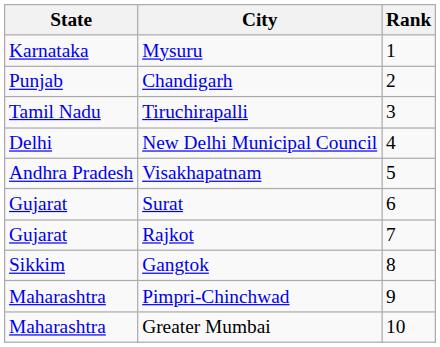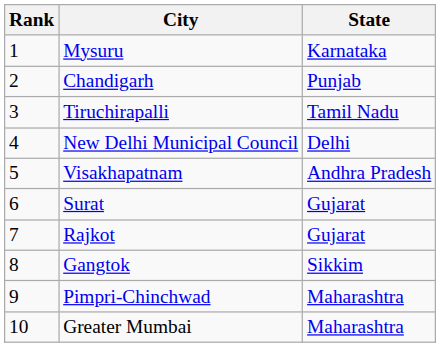columns swapped: (409, 19) <-> (71, 19)
